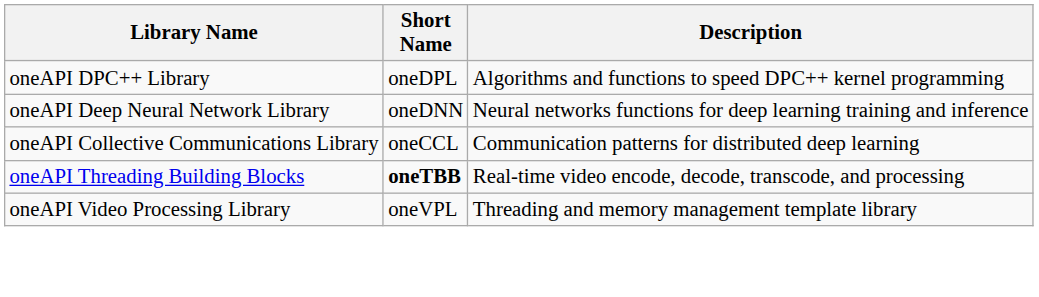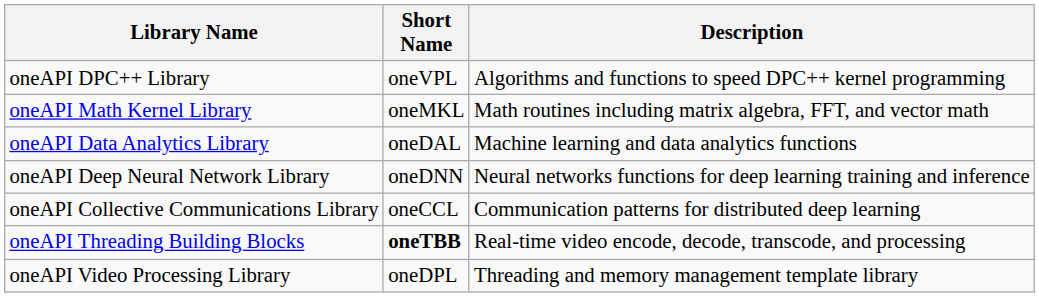(423, 77) oneDPL -> (423, 77) oneVPL
+ row: (130, 110)
+ row: (139, 143)
(423, 209) oneVPL -> (423, 275) oneDPL
